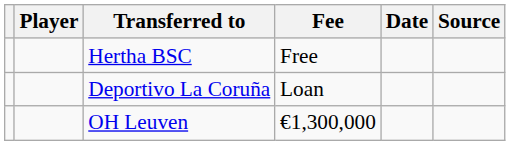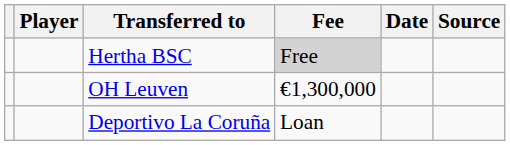(299, 55) no background -> (299, 55) lightgrey background
rows swapped: (179, 88) <-> (138, 122)
